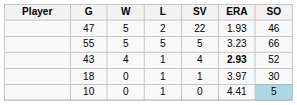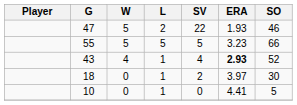(200, 76) 1 -> (200, 76) 2
(274, 92) lightblue background -> (274, 92) no background
